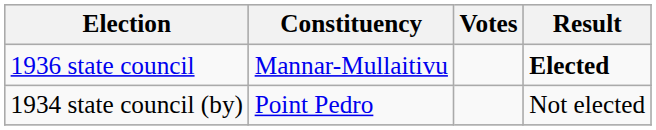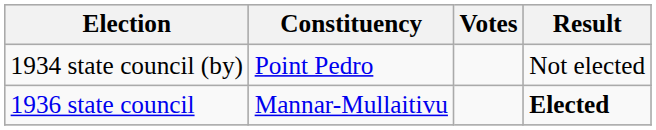rows swapped: (127, 104) <-> (103, 64)
